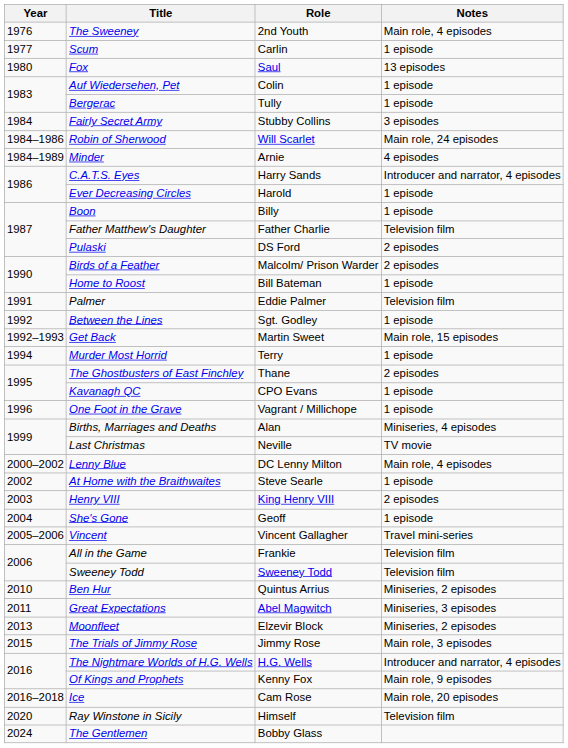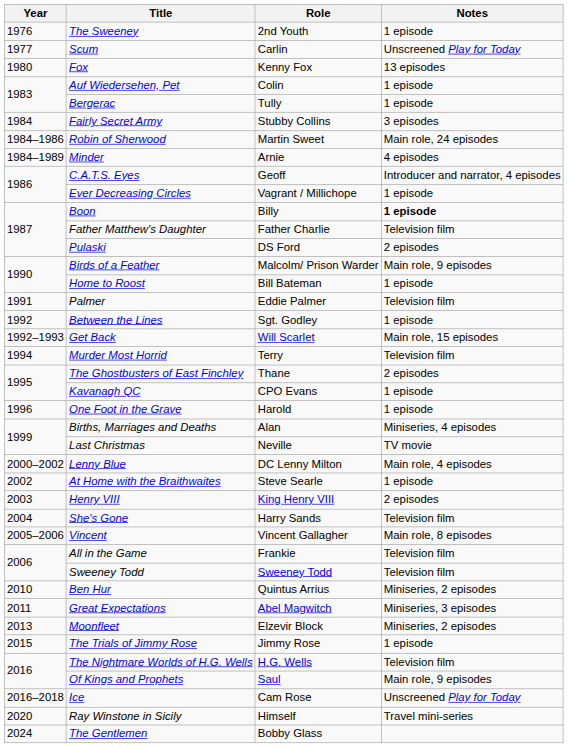(438, 31) Main role, 4 episodes -> (408, 31) 1 episode
(408, 49) 1 episode -> (452, 49) Unscreened Play for Today
(269, 67) Saul -> (285, 67) Kenny Fox
(286, 139) Will Scarlet -> (291, 139) Martin Sweet
(289, 175) Harry Sands -> (272, 175) Geoff
(275, 193) Harold -> (307, 193) Vagrant / Millichope
(408, 211) normal -> (410, 211) bold
(411, 265) 2 episodes -> (438, 265) Main role, 9 episodes
(291, 337) Martin Sweet -> (286, 337) Will Scarlet
(408, 355) 1 episode -> (419, 355) Television film
(307, 409) Vagrant / Millichope -> (275, 409) Harold
(272, 517) Geoff -> (289, 517) Harry Sands
(408, 517) 1 episode -> (419, 517) Television film
(428, 535) Travel mini-series -> (438, 535) Main role, 8 episodes
(438, 644) Main role, 3 episodes -> (408, 644) 1 episode
(472, 662) Introducer and narrator, 4 episodes -> (419, 662) Television film
(285, 680) Kenny Fox -> (269, 680) Saul
(441, 698) Main role, 20 episodes -> (452, 698) Unscreened Play for Today
(419, 716) Television film -> (428, 716) Travel mini-series
